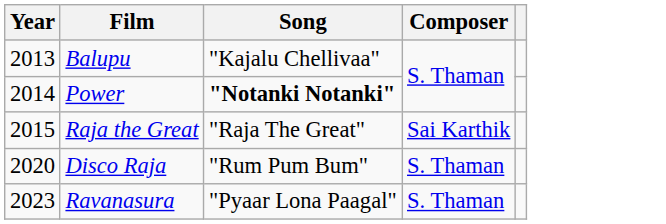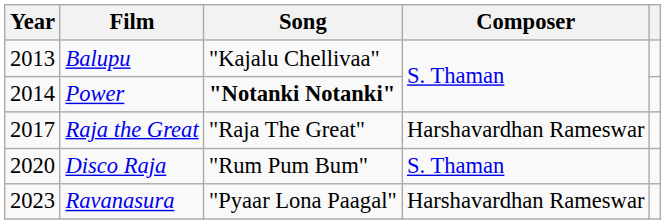(32, 129) 2015 -> (32, 129) 2017
(459, 129) Sai Karthik -> (526, 129) Harshavardhan Rameswar
(456, 201) S. Thaman -> (526, 201) Harshavardhan Rameswar
